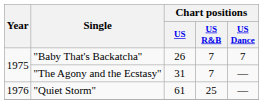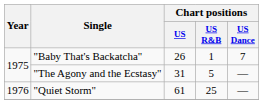(211, 56) 7 -> (211, 56) 1
(211, 73) 7 -> (211, 73) 5
